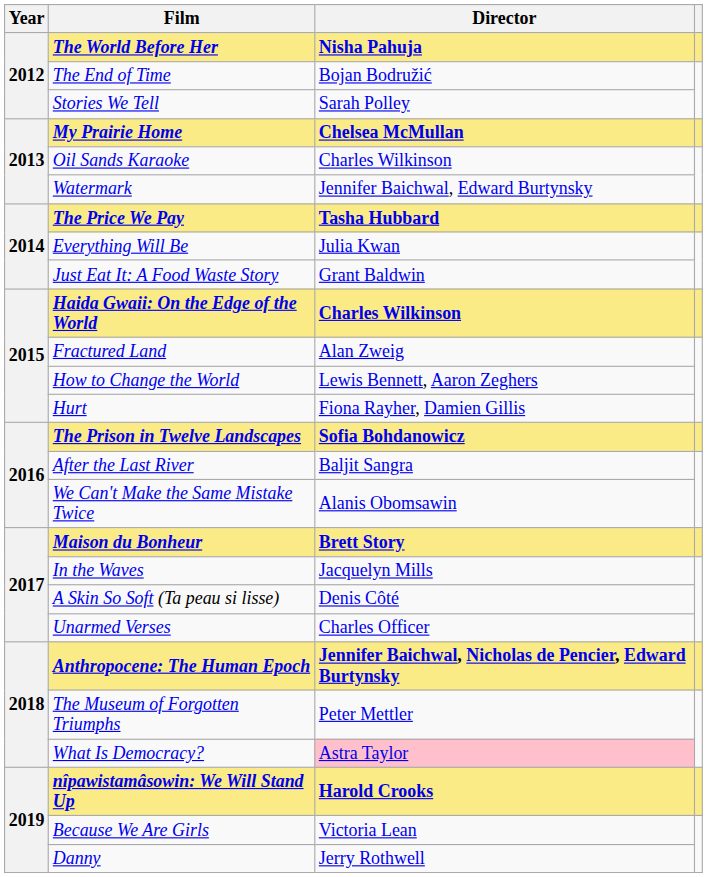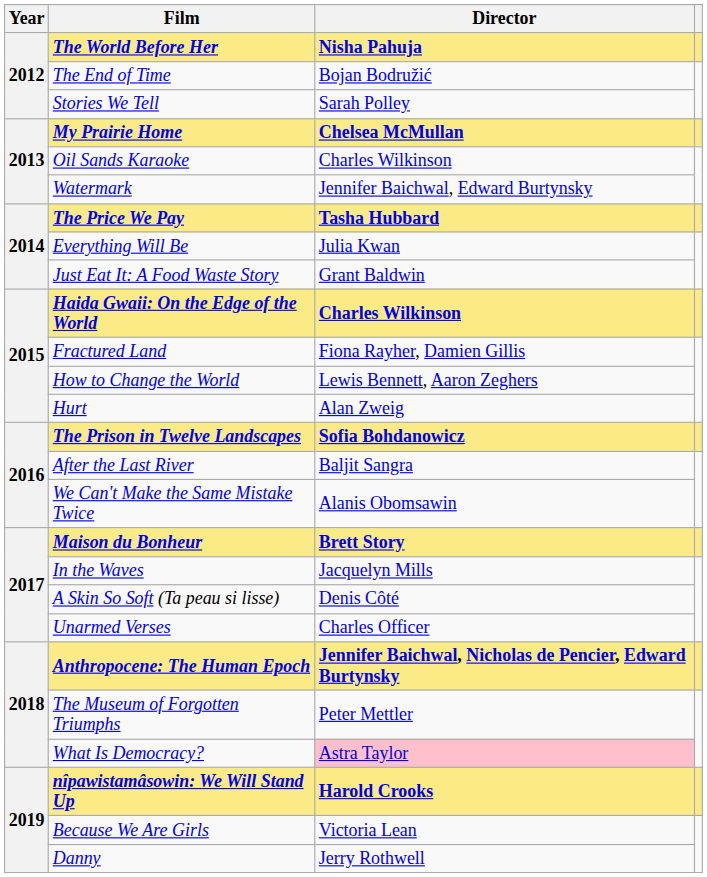(361, 351) Alan Zweig -> (422, 351) Fiona Rayher, Damien Gillis
(422, 408) Fiona Rayher, Damien Gillis -> (361, 408) Alan Zweig
